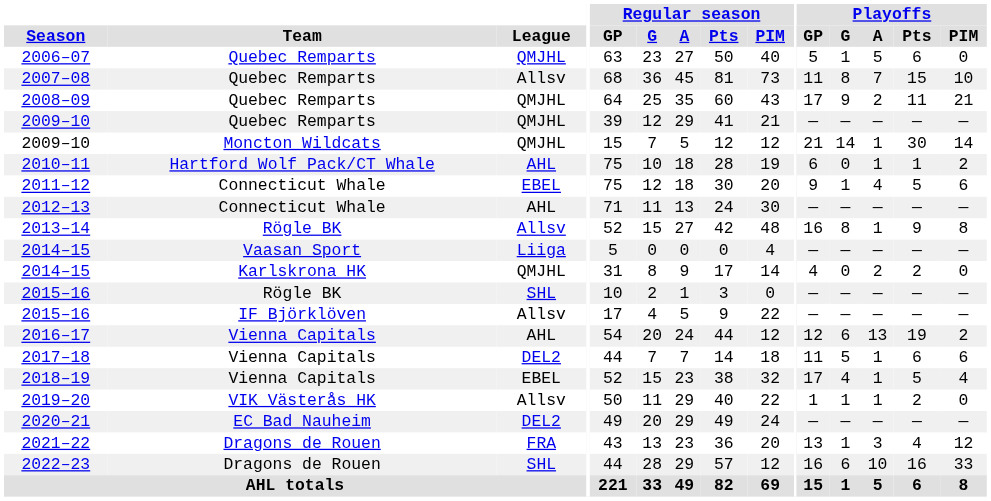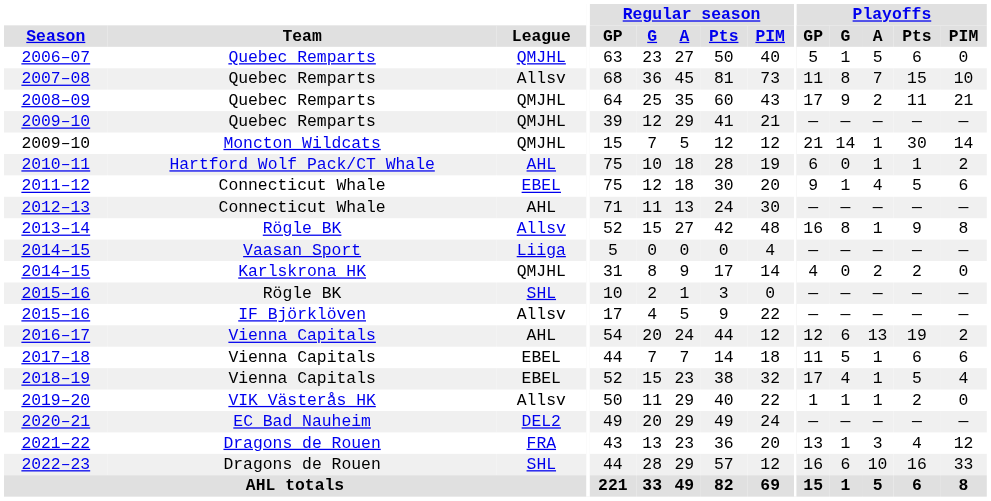(541, 357) DEL2 -> (541, 357) EBEL
